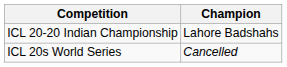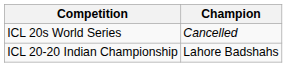rows swapped: (92, 33) <-> (64, 52)
